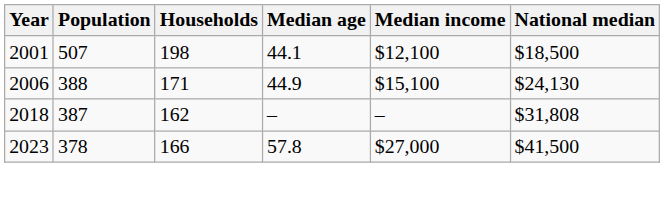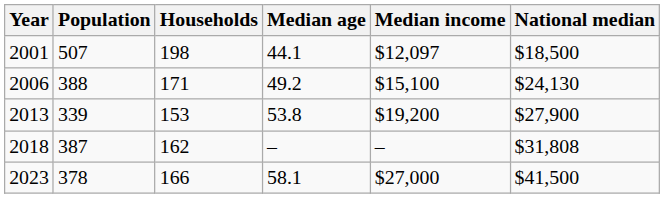(407, 51) $12,100 -> (407, 51) $12,097
(284, 83) 44.9 -> (284, 83) 49.2
+ row: (29, 114)
(284, 146) 57.8 -> (284, 177) 58.1
